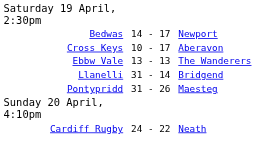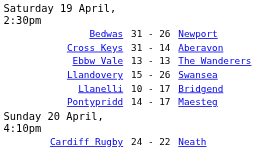(151, 34) 14 - 17 -> (151, 34) 31 - 26
(151, 48) 10 - 17 -> (151, 48) 31 - 14
+ row: (95, 75)
(151, 75) 31 - 14 -> (151, 88) 10 - 17
(151, 88) 31 - 26 -> (151, 102) 14 - 17
